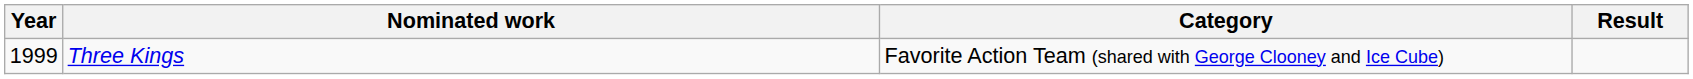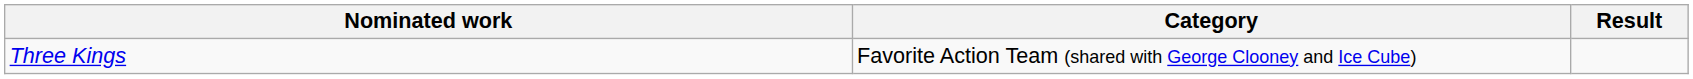- column: (34, 21)
